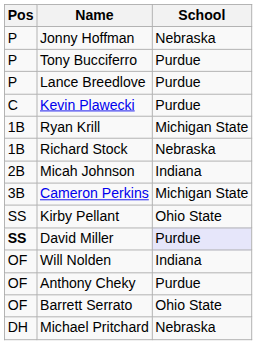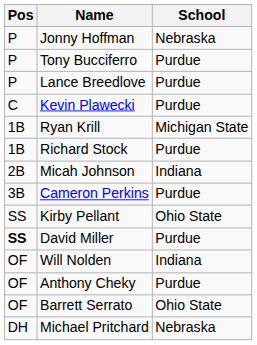(185, 149) Nebraska -> (178, 149) Purdue
(202, 194) Michigan State -> (178, 194) Purdue
(178, 238) lavender background -> (178, 238) no background
